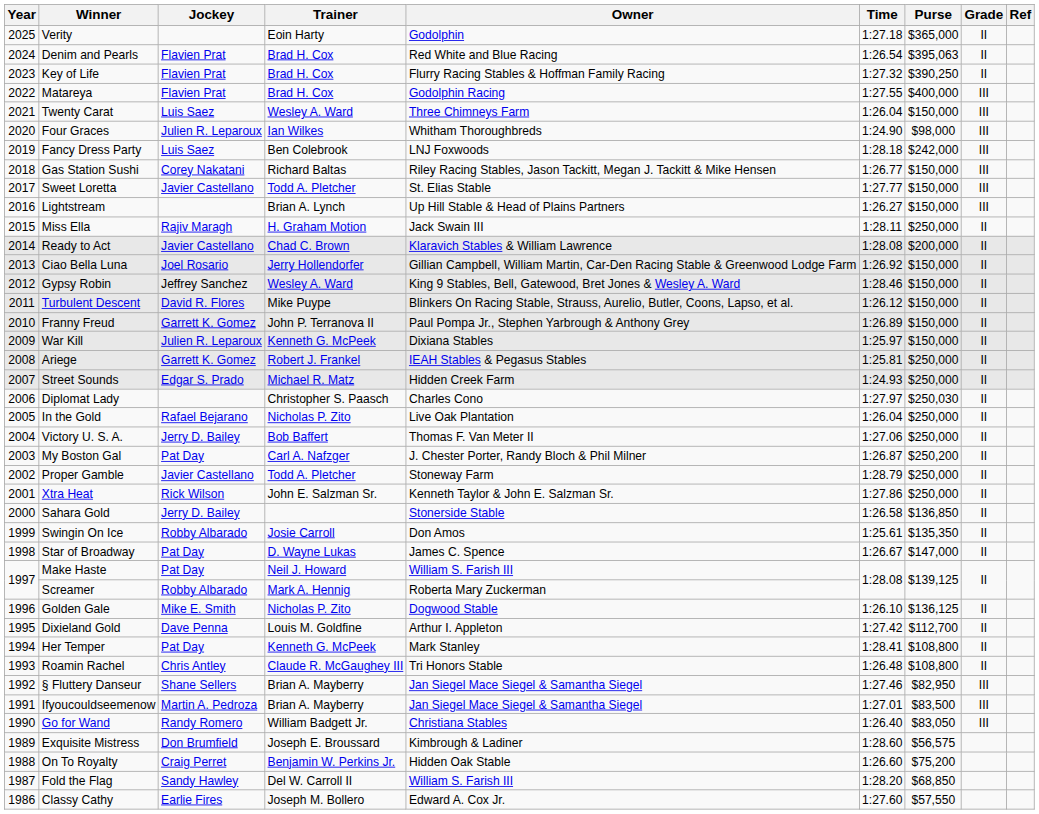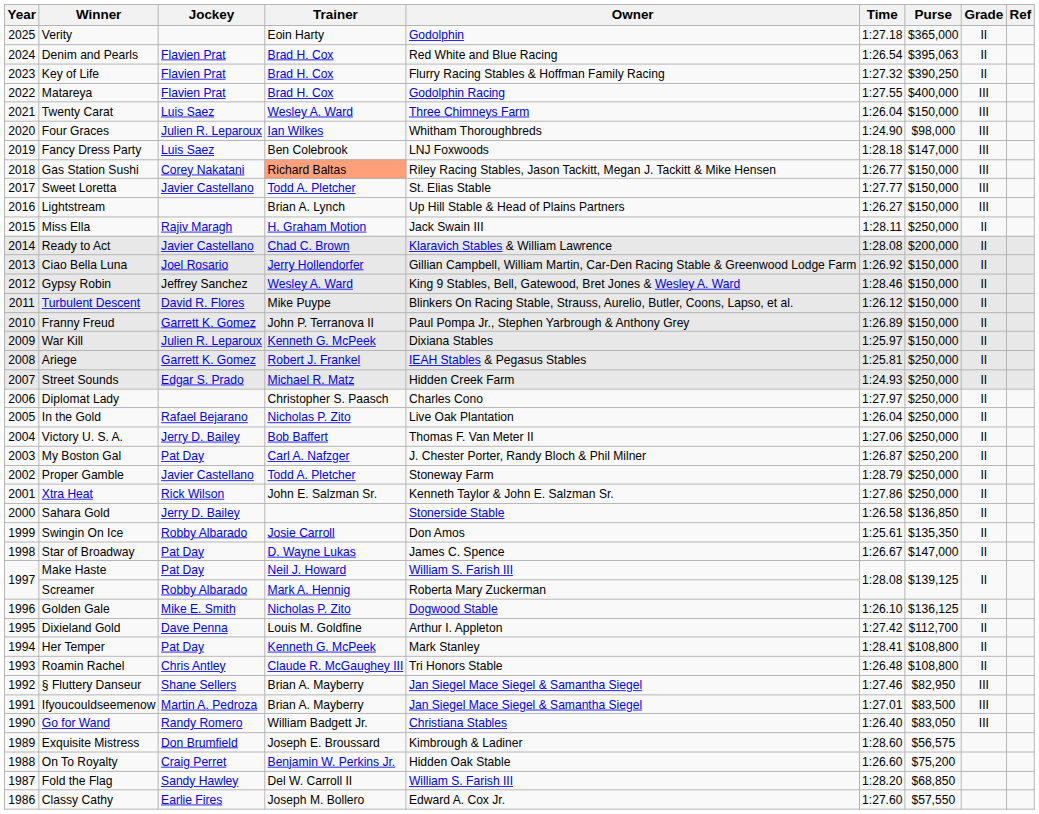(933, 150) $242,000 -> (933, 150) $147,000
(307, 169) no background -> (307, 169) lightsalmon background
(933, 398) $250,030 -> (933, 398) $250,000
